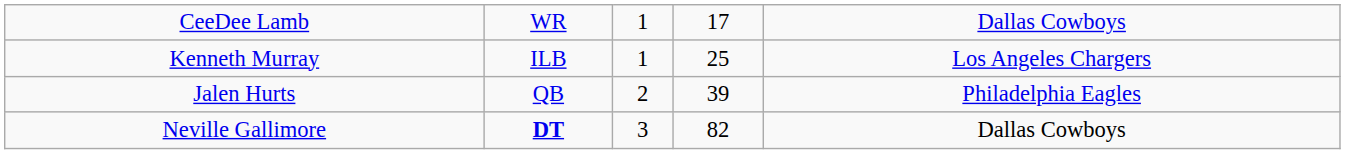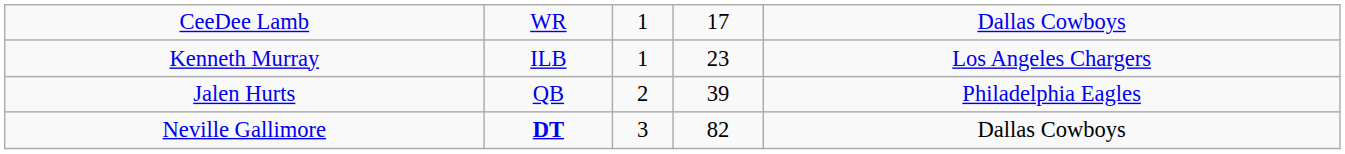(718, 58) 25 -> (718, 58) 23
